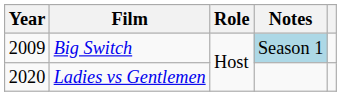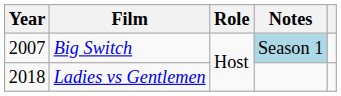(27, 47) 2009 -> (27, 47) 2007
(27, 76) 2020 -> (27, 76) 2018
